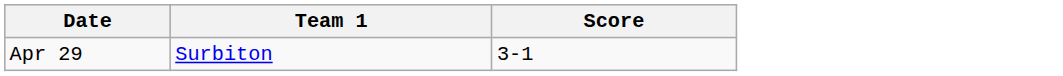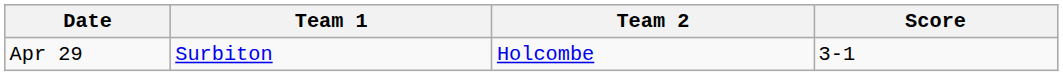+ column: (653, 21)
